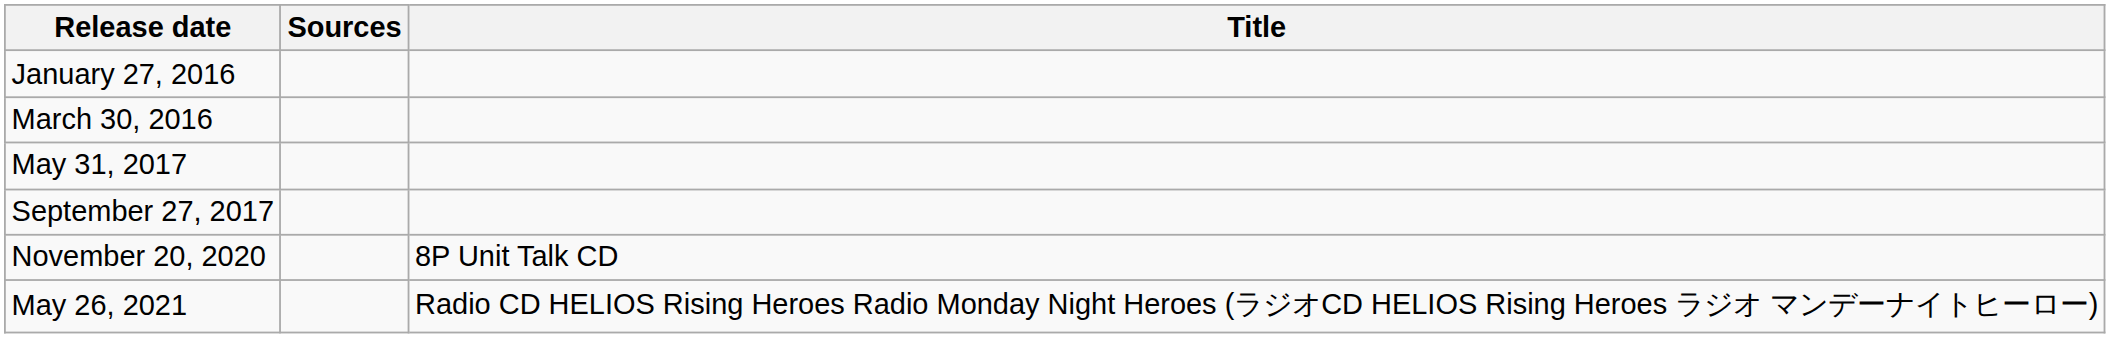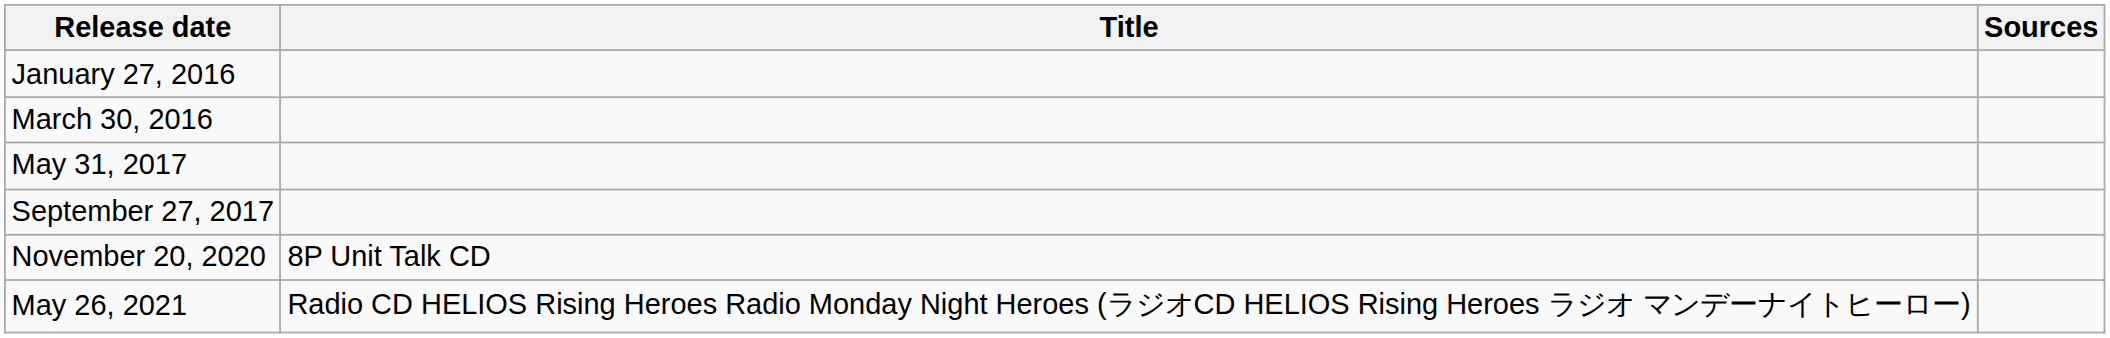columns swapped: (1257, 27) <-> (345, 27)
